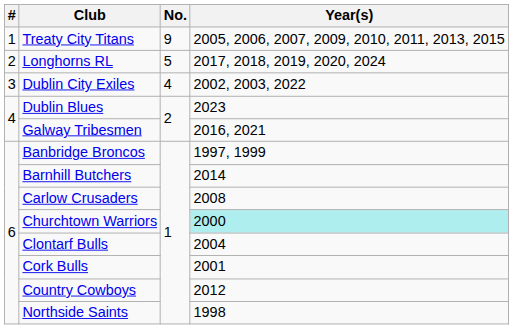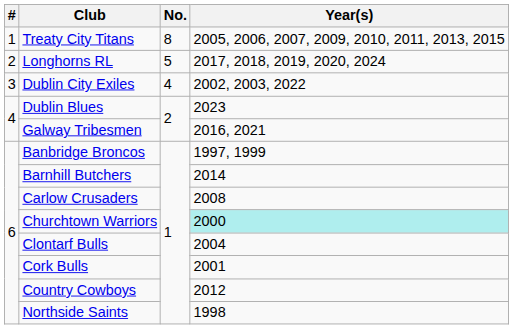(168, 38) 9 -> (168, 38) 8
